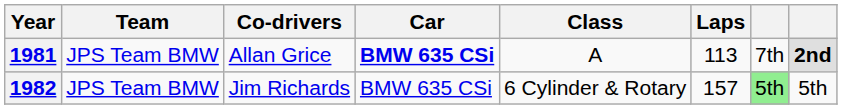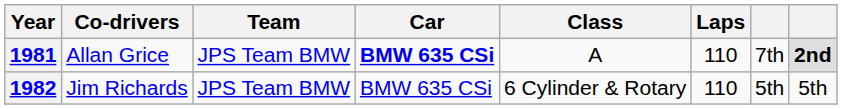columns swapped: (143, 22) <-> (289, 22)
(721, 55) 113 -> (721, 55) 110
(721, 88) 157 -> (721, 88) 110
(770, 88) lightgreen background -> (770, 88) no background
